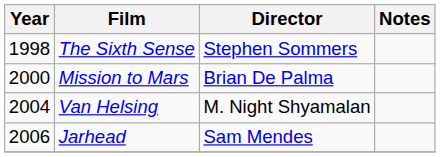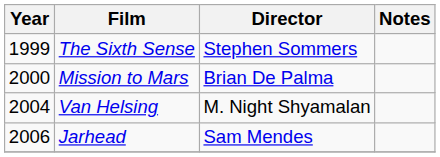(30, 48) 1998 -> (30, 48) 1999
